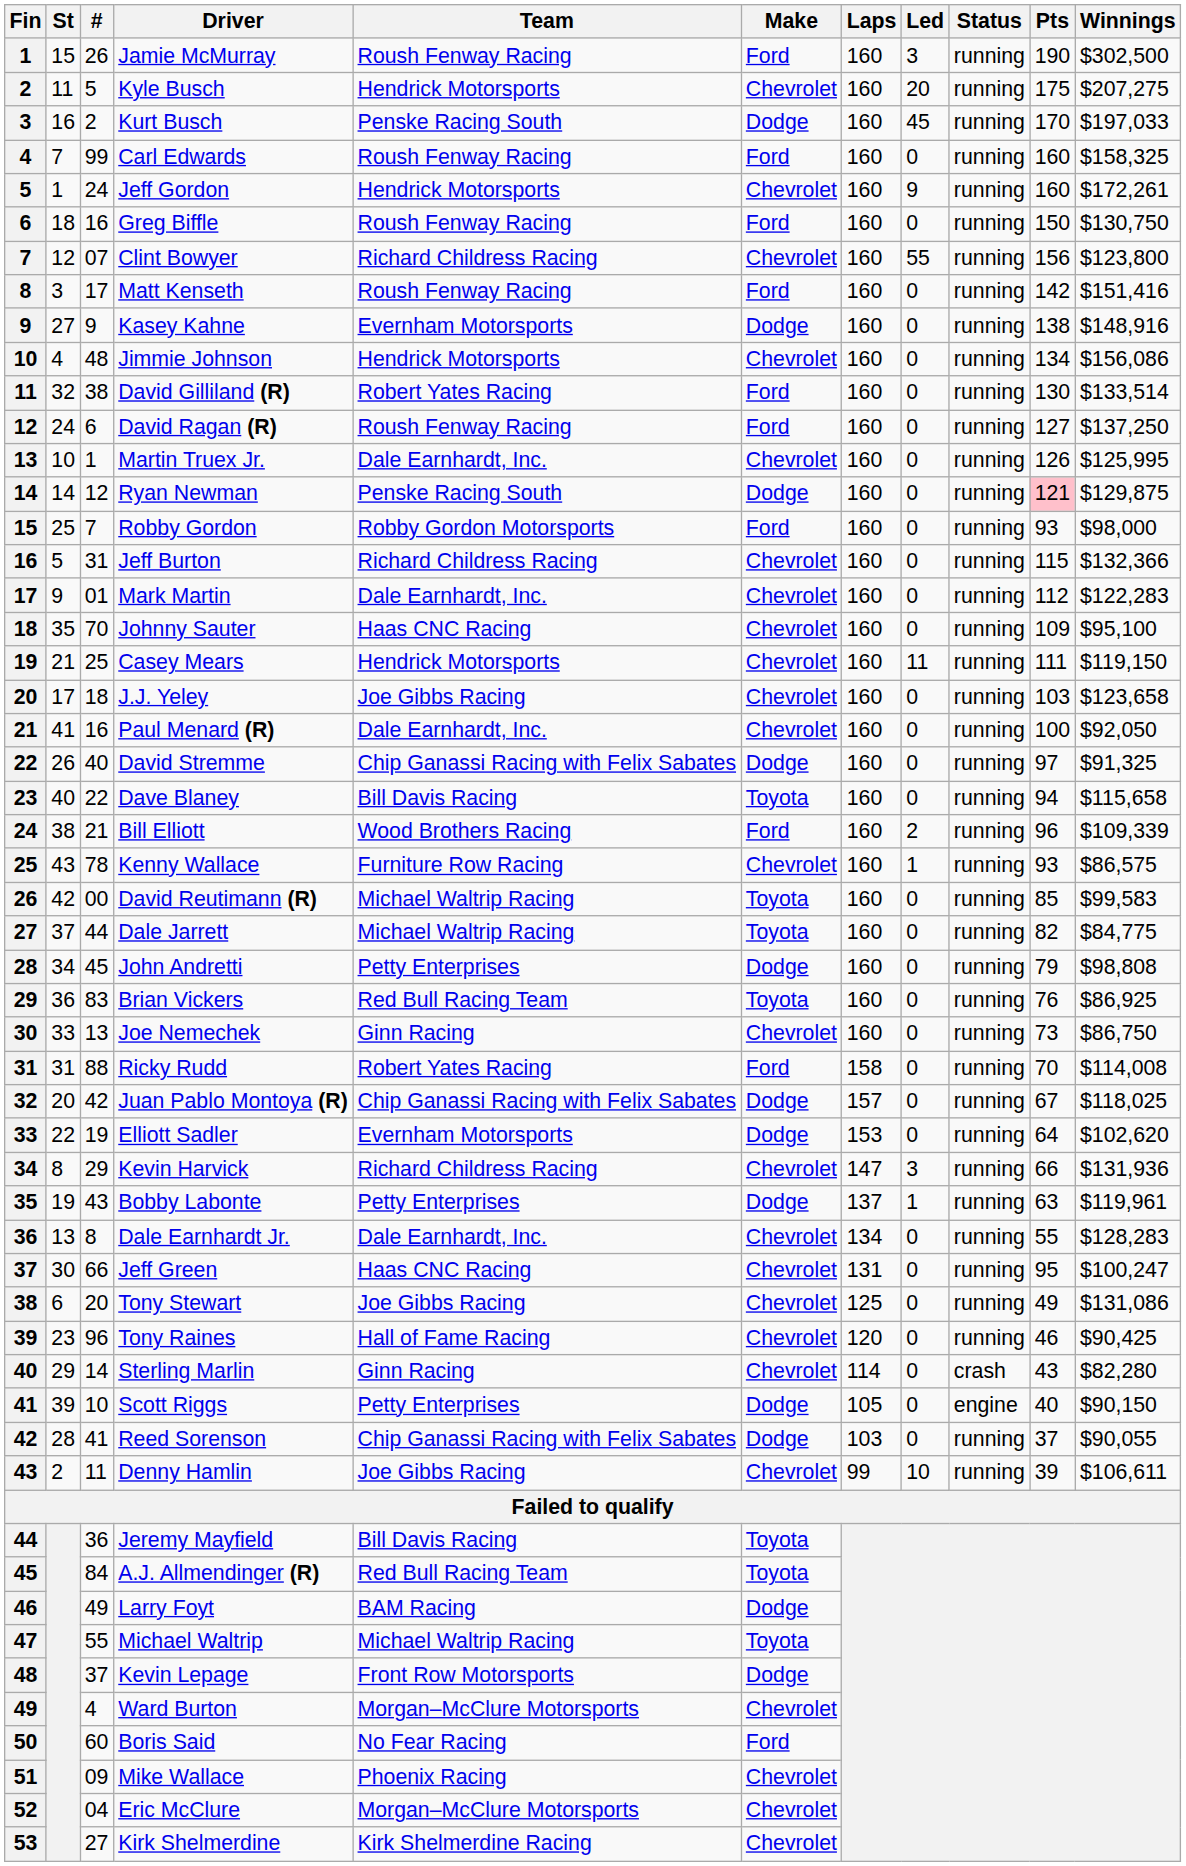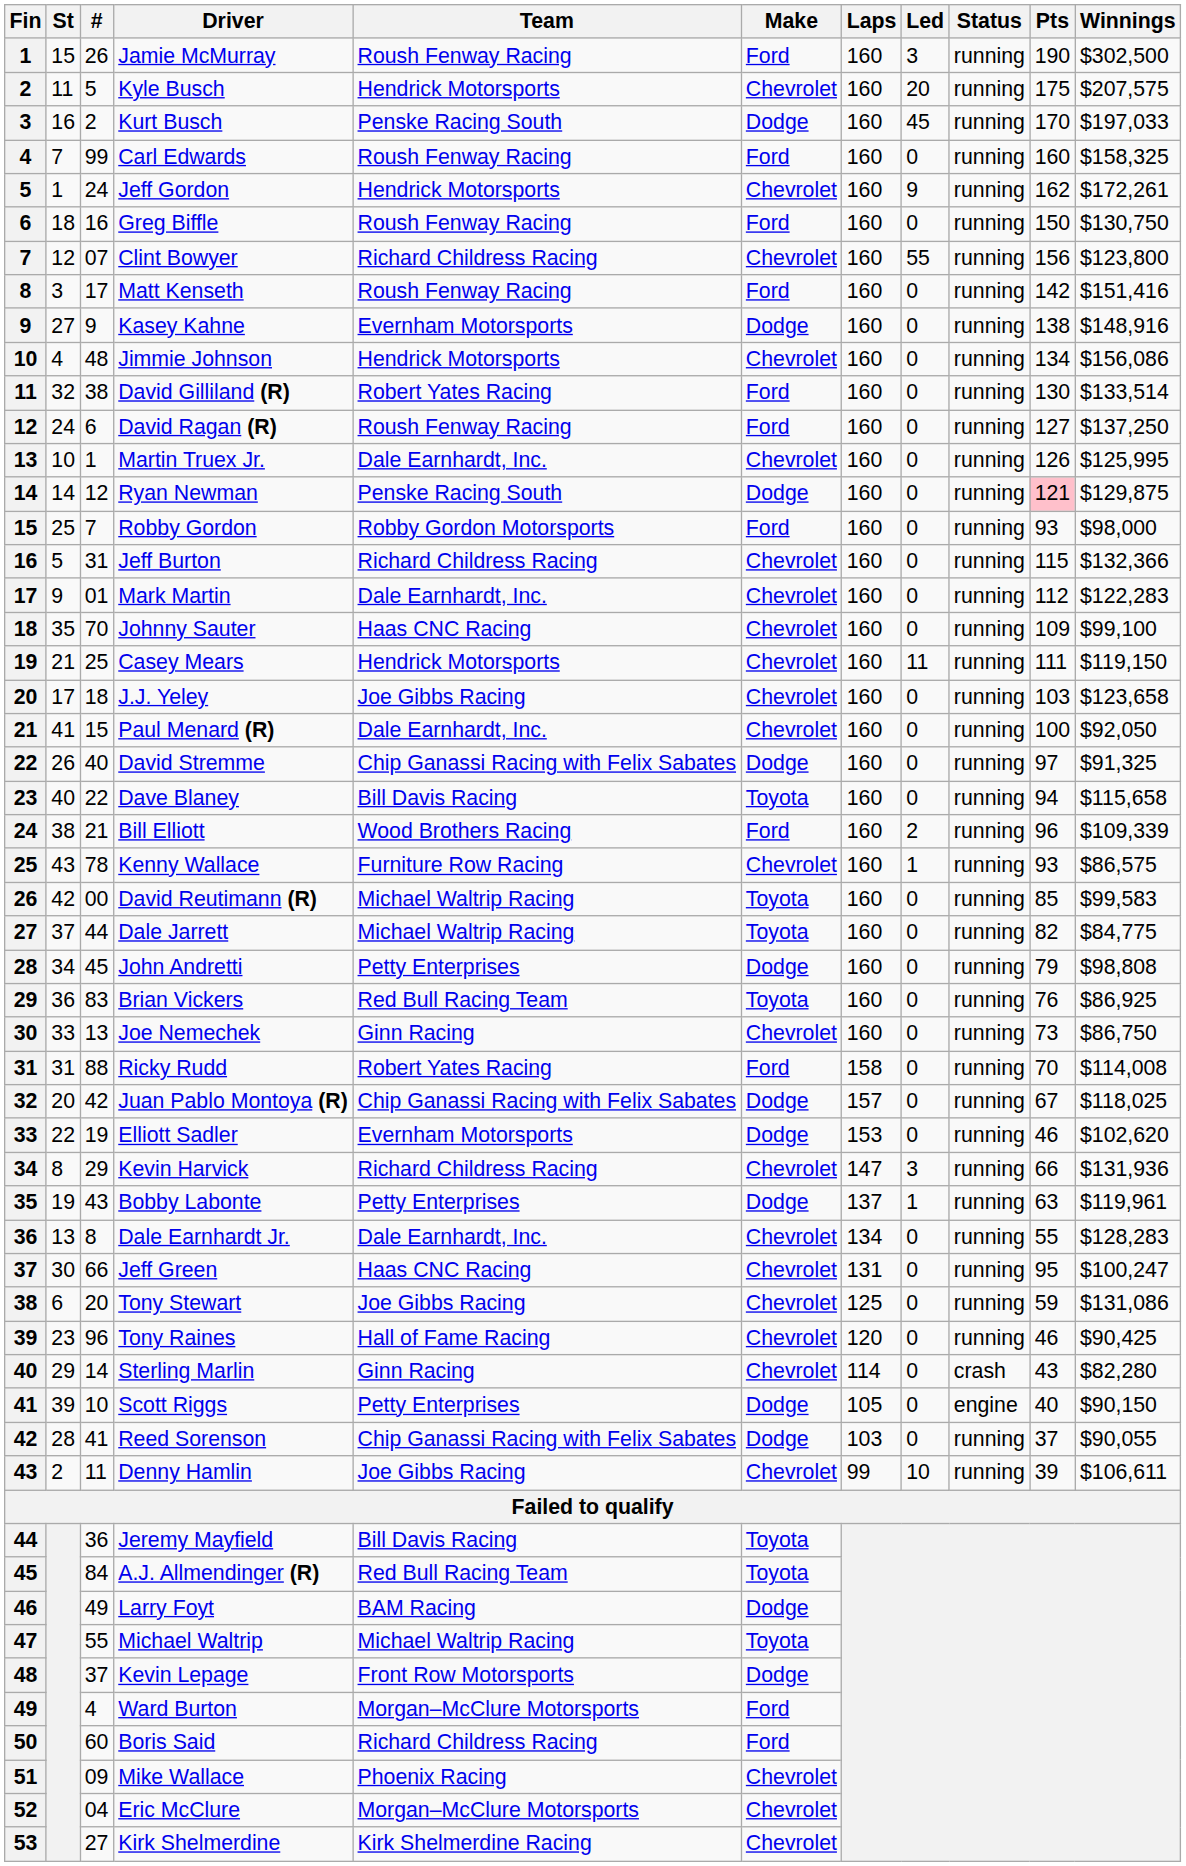(1124, 88) $207,275 -> (1124, 88) $207,575
(1052, 190) 160 -> (1052, 190) 162
(1118, 628) $95,100 -> (1118, 628) $99,100
(97, 730) 16 -> (97, 730) 15
(1047, 1135) 64 -> (1047, 1135) 46
(1047, 1303) 49 -> (1047, 1303) 59
(791, 1708) Chevrolet -> (768, 1708) Ford
(432, 1742) No Fear Racing -> (478, 1742) Richard Childress Racing
